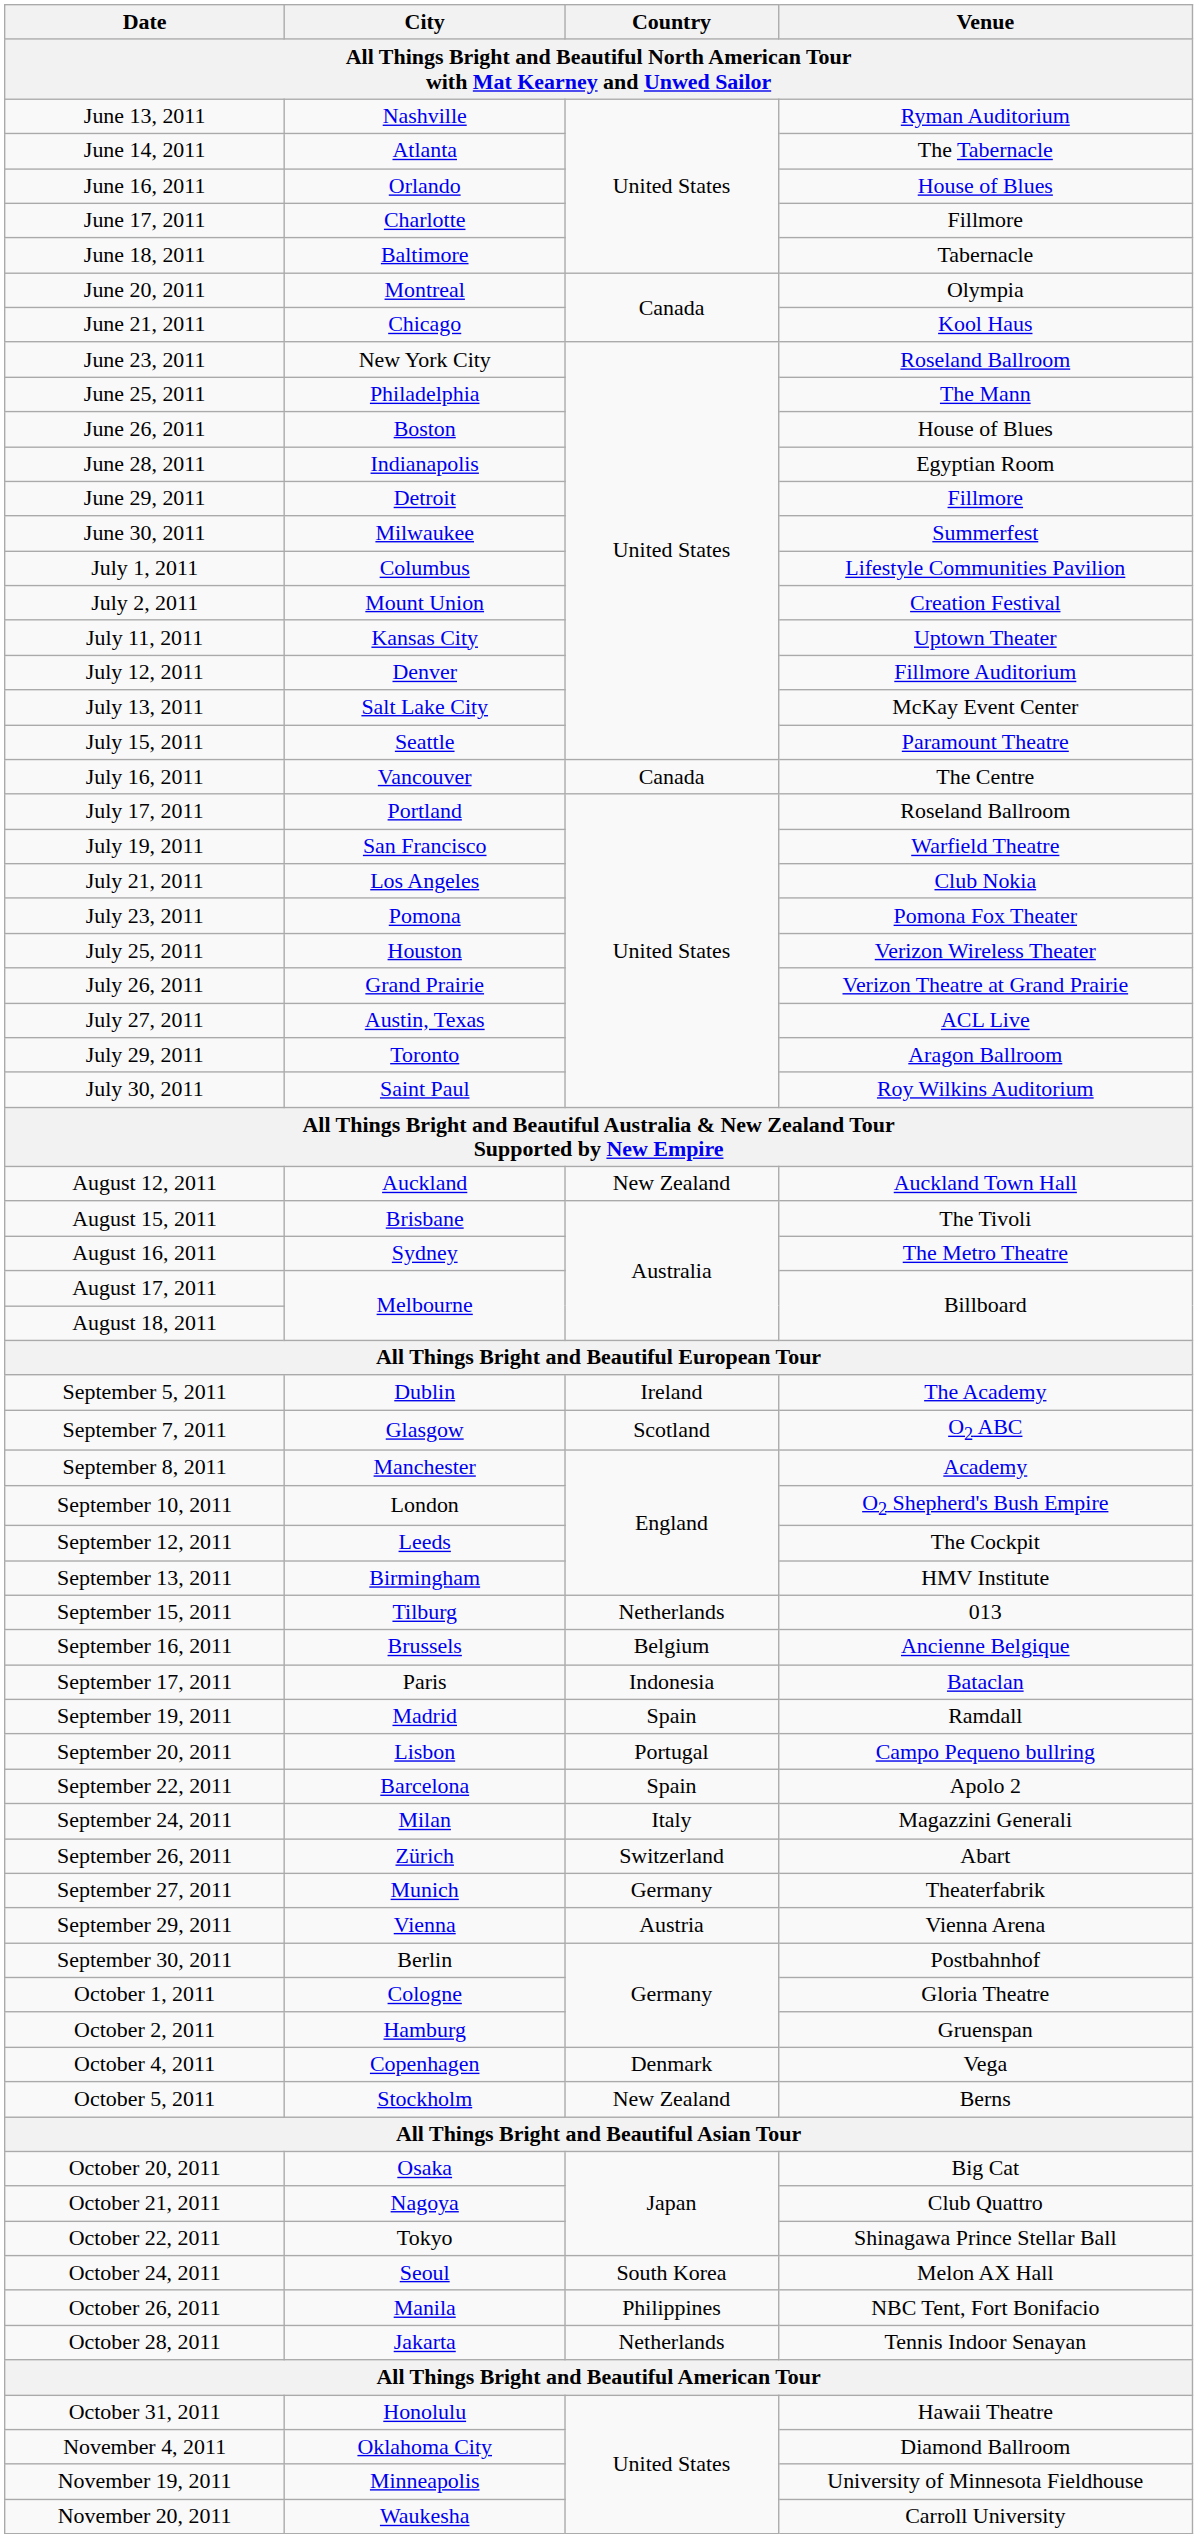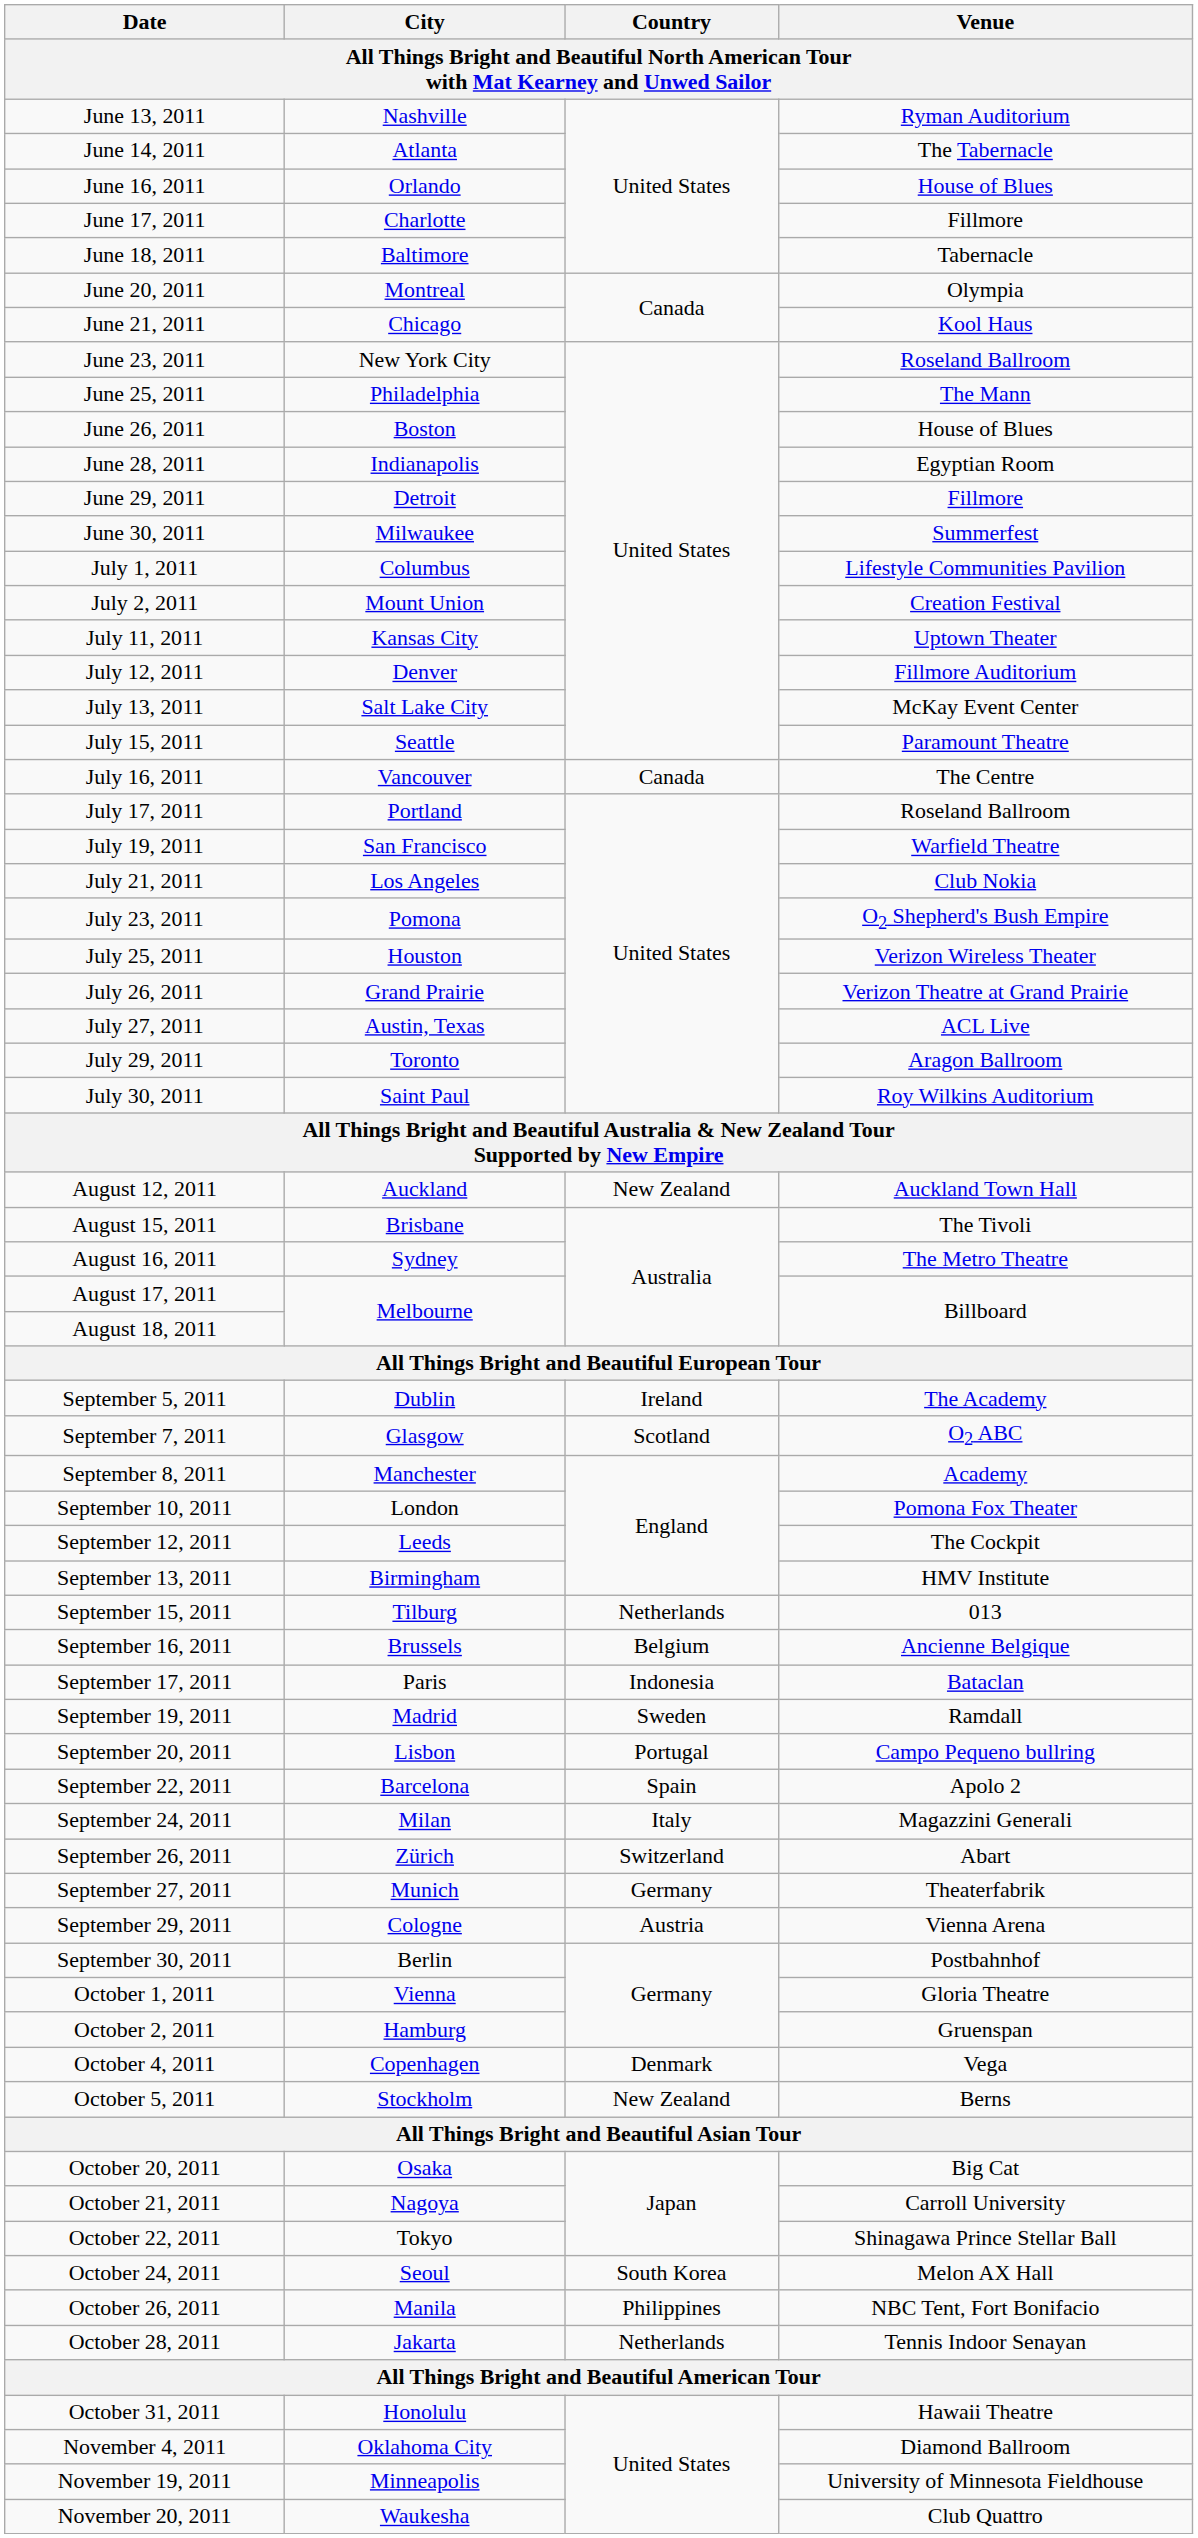(985, 915) Pomona Fox Theater -> (985, 918) O2 Shepherd's Bush Empire
(985, 1505) O2 Shepherd's Bush Empire -> (985, 1507) Pomona Fox Theater
(672, 1716) Spain -> (671, 1716) Sweden
(425, 1925) Vienna -> (425, 1925) Cologne
(425, 1994) Cologne -> (425, 1994) Vienna
(985, 2203) Club Quattro -> (985, 2203) Carroll University
(985, 2516) Carroll University -> (985, 2516) Club Quattro
